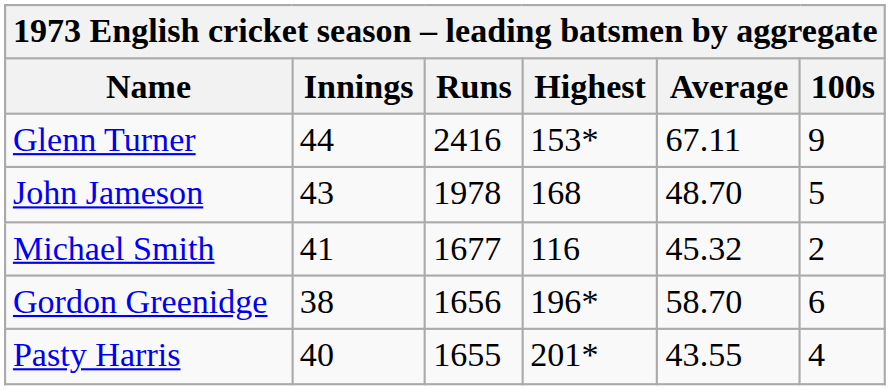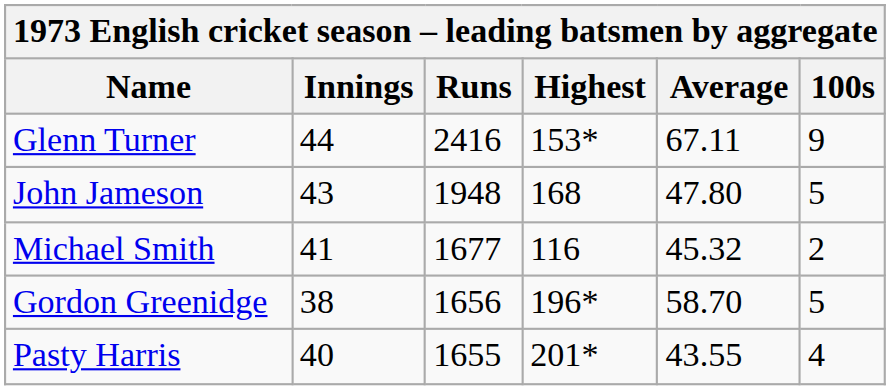(467, 193) 1978 -> (467, 193) 1948
(704, 193) 48.70 -> (704, 193) 47.80
(817, 301) 6 -> (817, 301) 5
